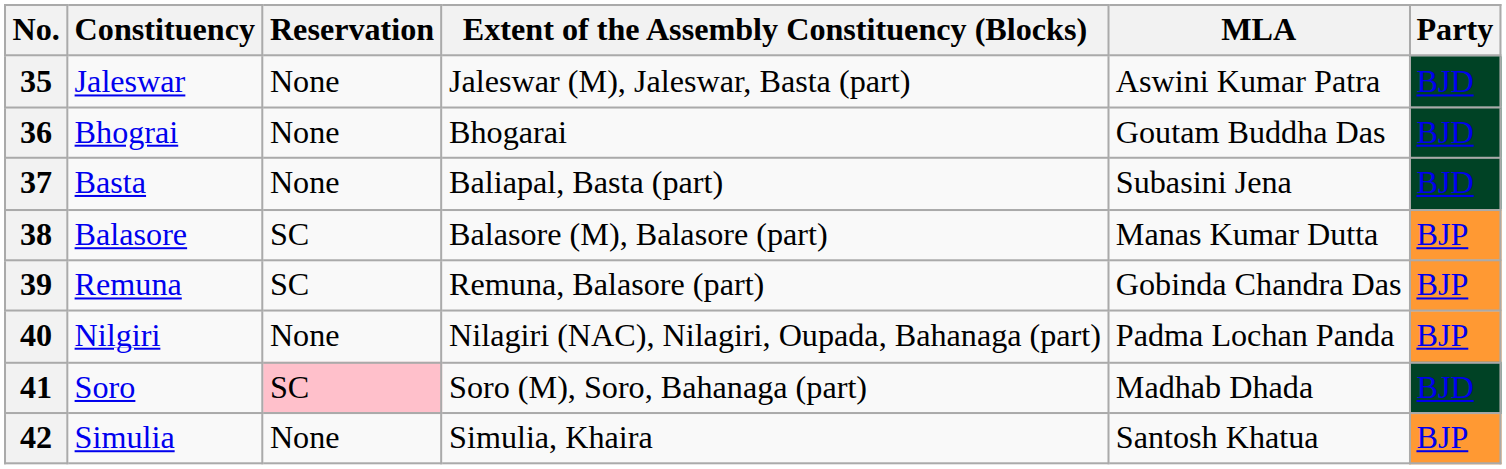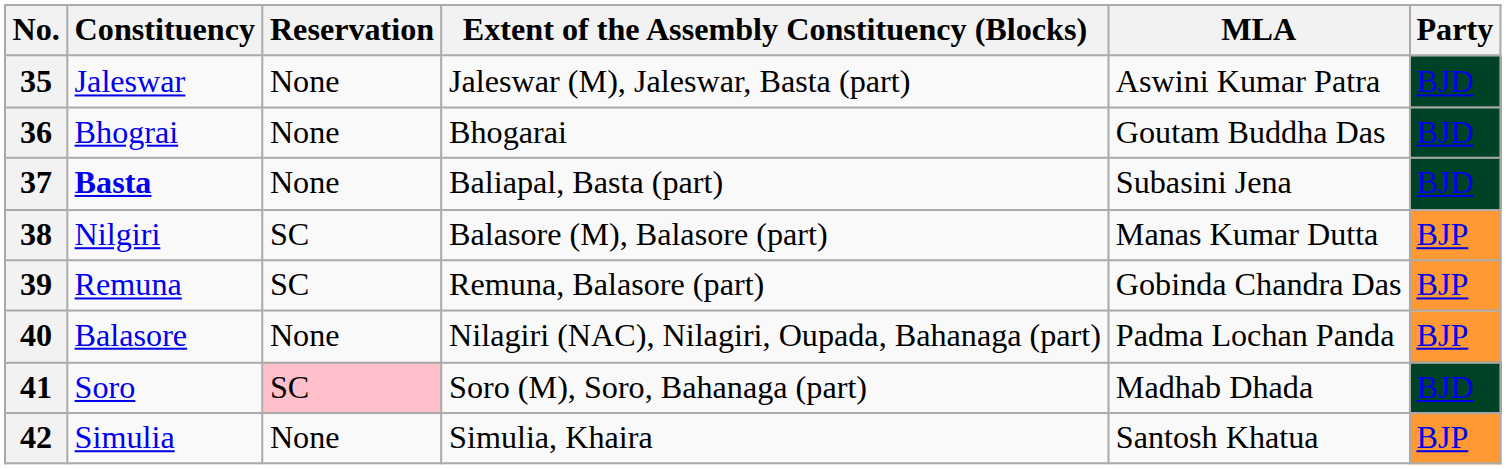(110, 183) normal -> (113, 183) bold
(131, 234) Balasore -> (117, 234) Nilgiri
(117, 336) Nilgiri -> (131, 336) Balasore
